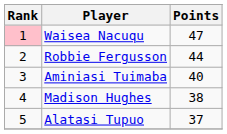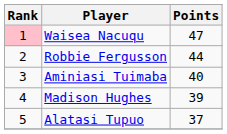(196, 98) 38 -> (196, 98) 39
